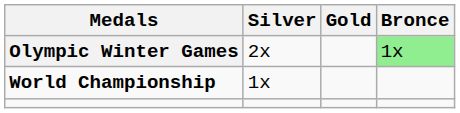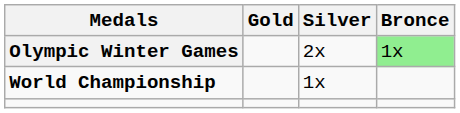columns swapped: (349, 20) <-> (282, 20)
